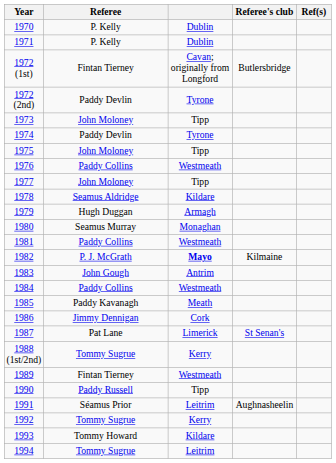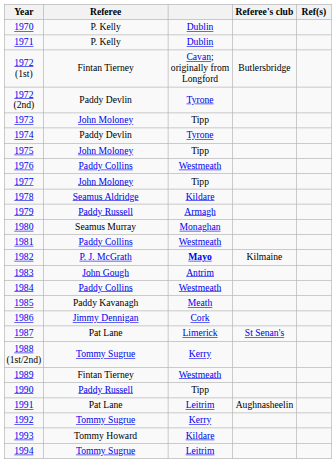(106, 211) Hugh Duggan -> (106, 211) Paddy Russell
(106, 405) Séamus Prior -> (106, 405) Pat Lane
